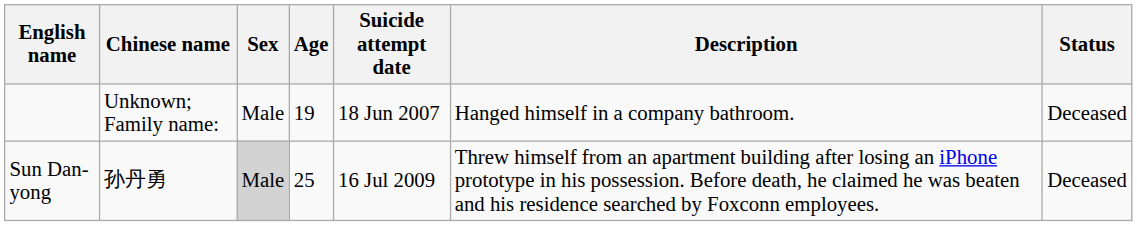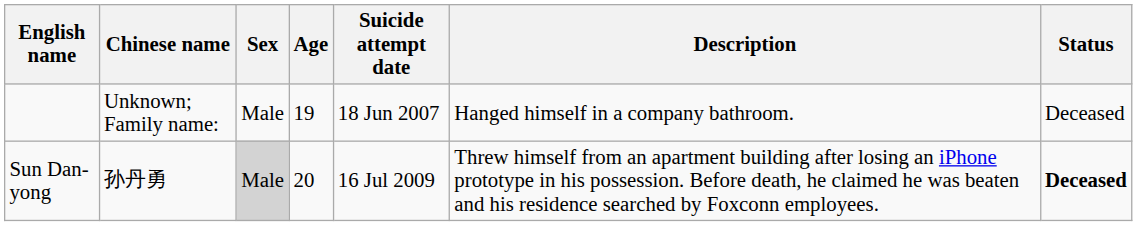(304, 180) 25 -> (304, 180) 20
(1087, 180) normal -> (1086, 180) bold
